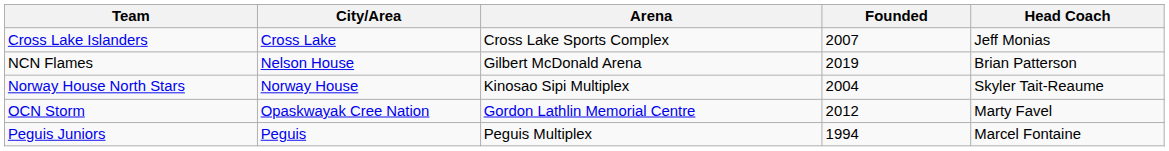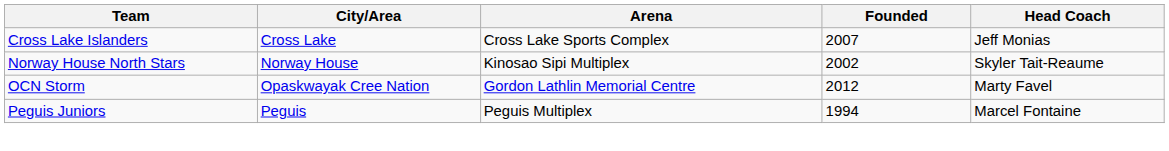- row: (50, 63)
(842, 87) 2004 -> (842, 63) 2002
